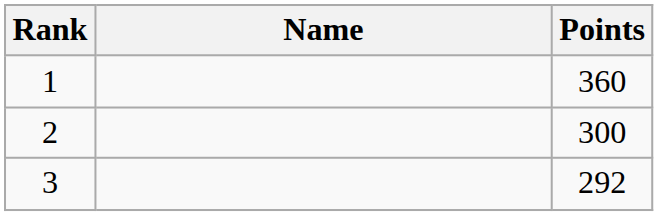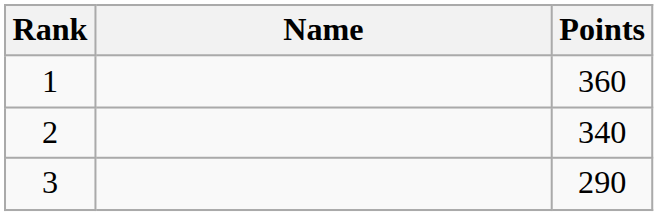(602, 132) 300 -> (602, 132) 340
(602, 183) 292 -> (602, 183) 290
